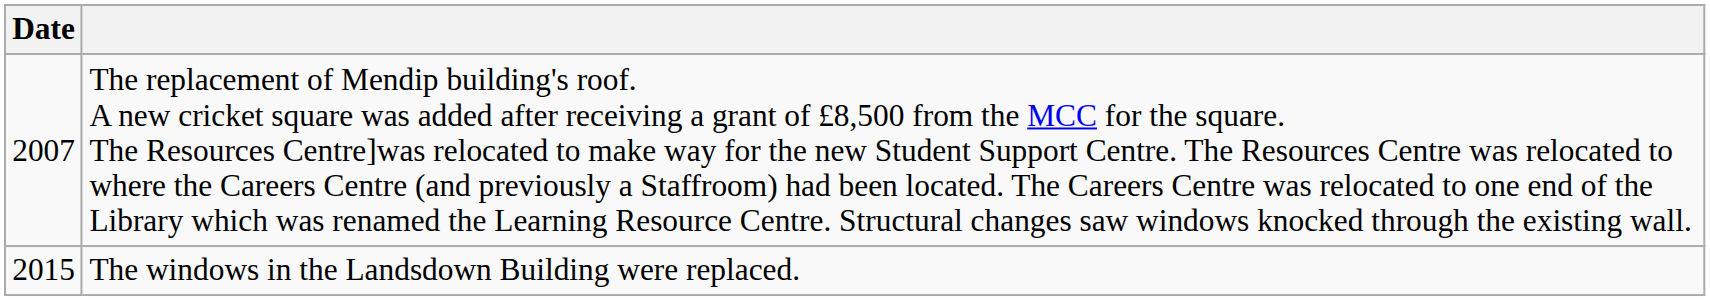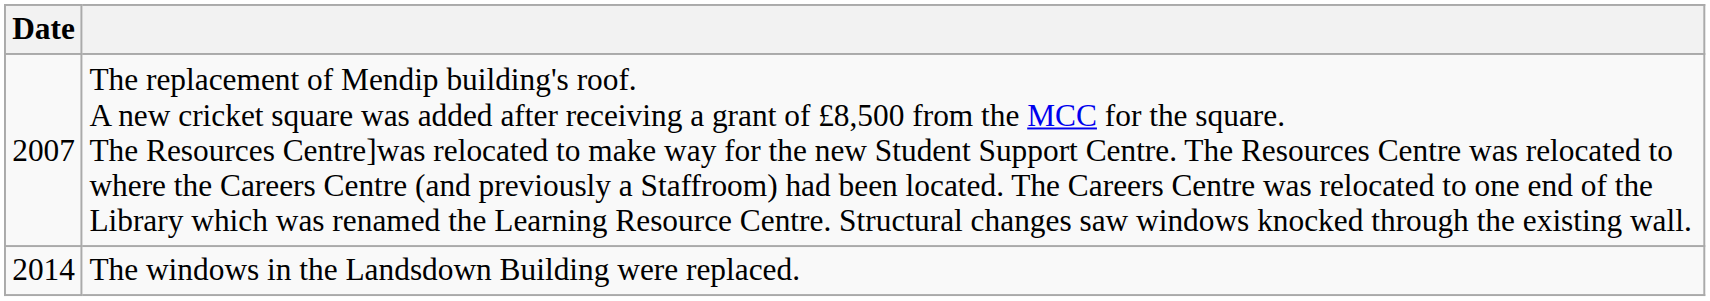(44, 269) 2015 -> (44, 269) 2014
